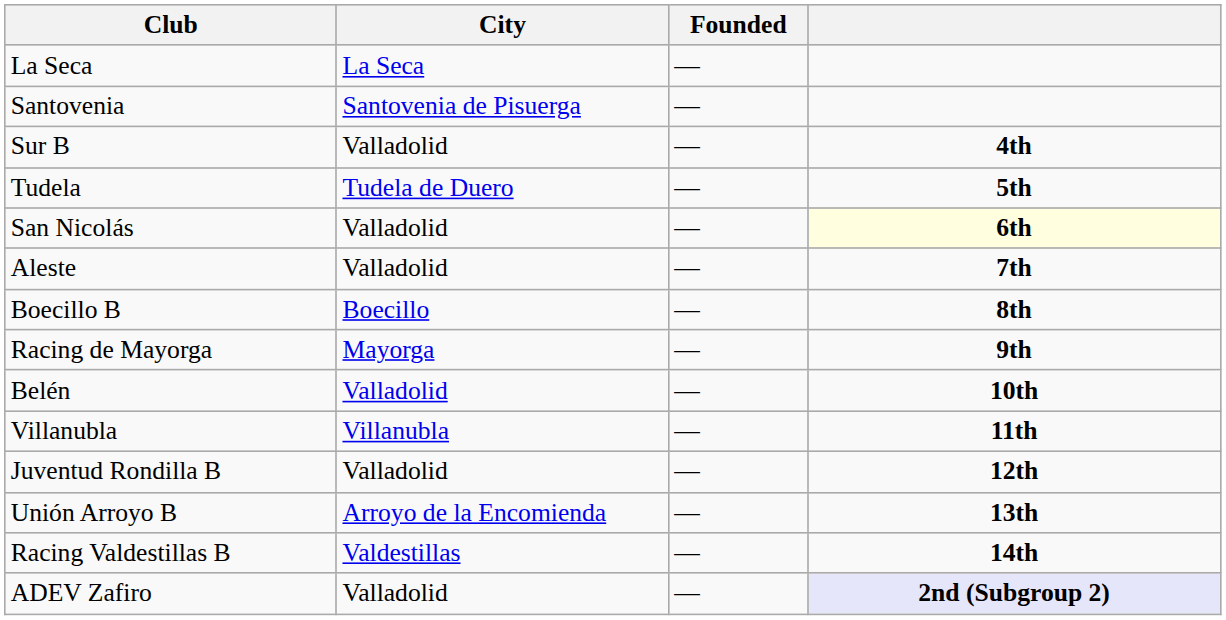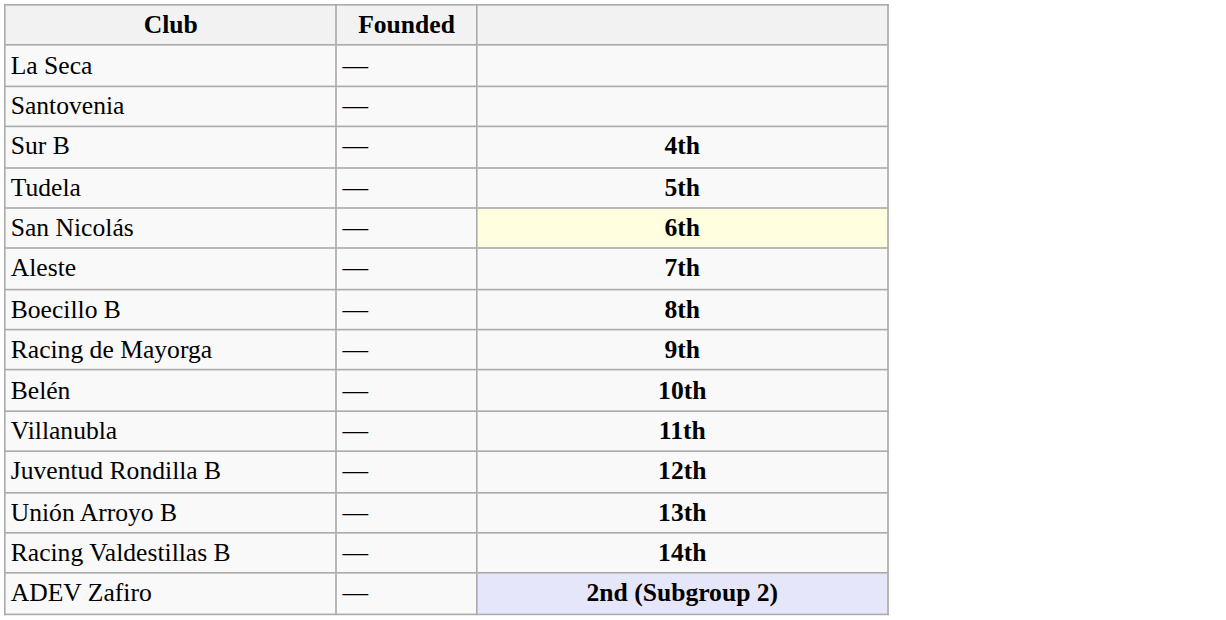- column: (502, 24)
